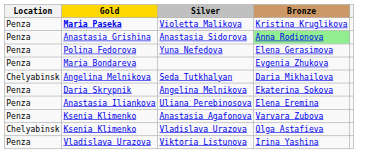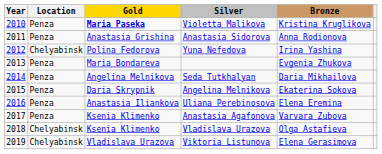+ column: (16, 11)
(289, 37) lightgreen background -> (313, 37) no background
(18, 50) Penza -> (56, 50) Chelyabinsk
(294, 50) Elena Gerasimova -> (310, 50) Irina Yashina
(33, 77) Chelyabinsk -> (42, 77) Penza
(18, 142) Penza -> (56, 142) Chelyabinsk
(287, 142) Irina Yashina -> (318, 142) Elena Gerasimova
